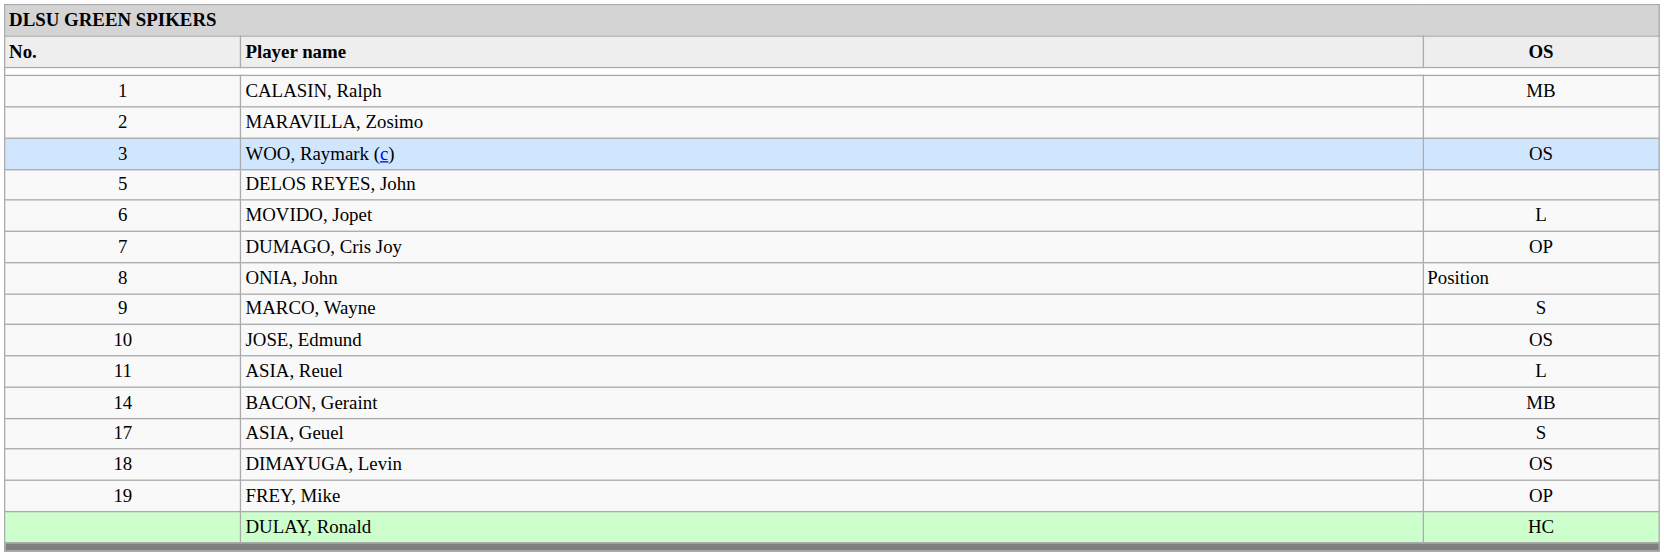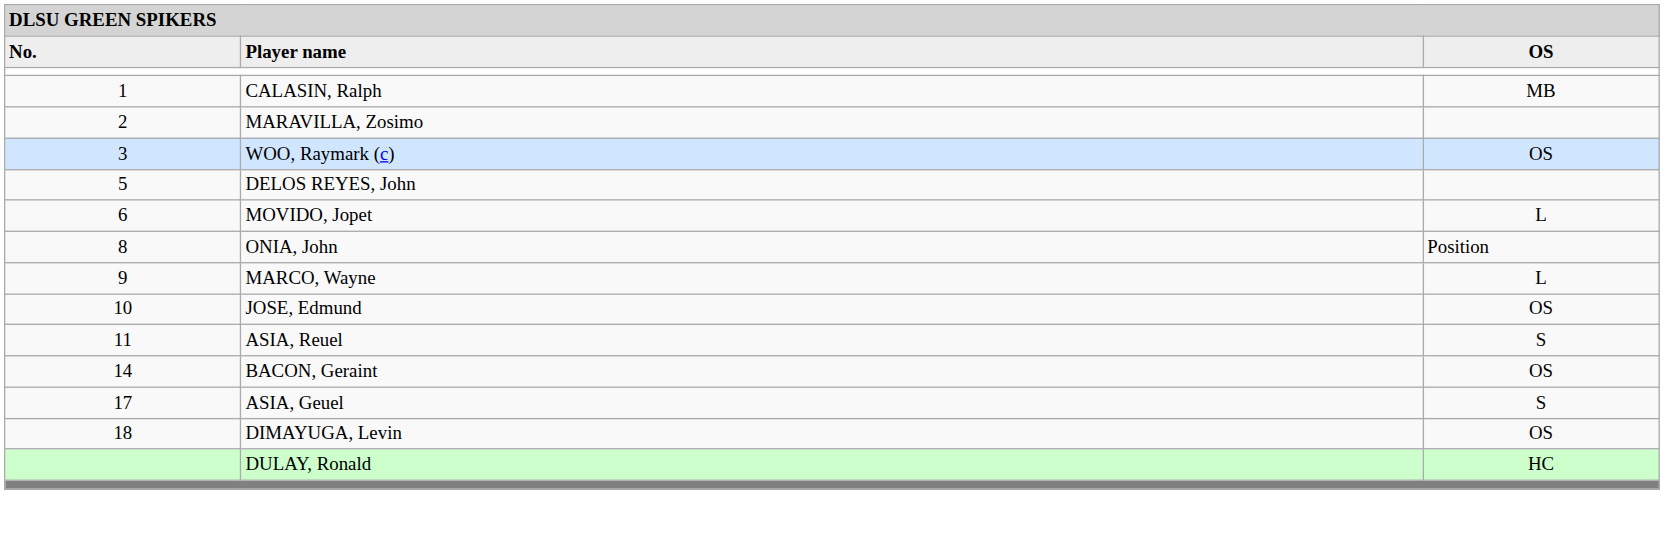- row: (123, 247)
(1541, 309) S -> (1541, 278) L
(1541, 371) L -> (1541, 340) S
(1541, 402) MB -> (1541, 371) OS
- row: (123, 495)
